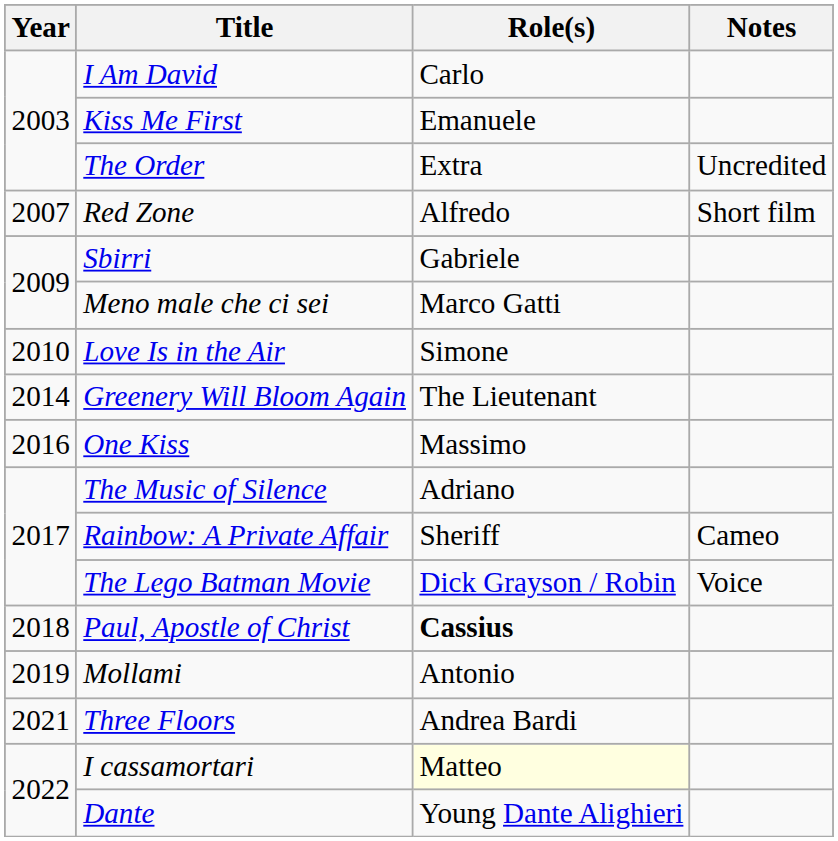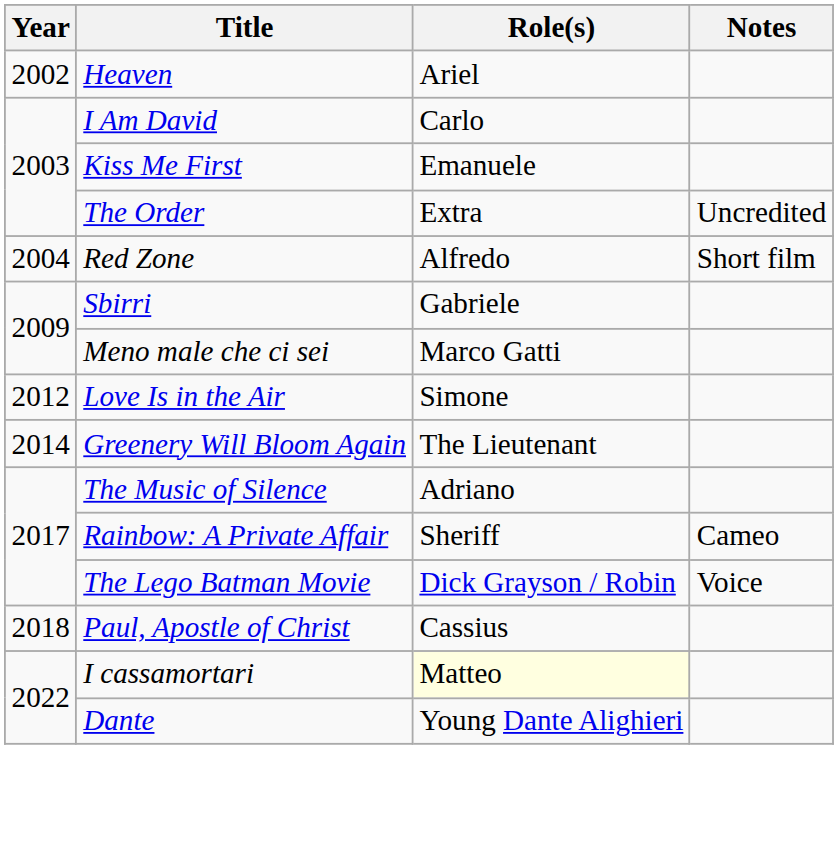+ row: (128, 73)
(41, 212) 2007 -> (41, 258) 2004
(41, 350) 2010 -> (41, 397) 2012
- row: (136, 443)
(466, 627) bold -> (464, 627) normal
- row: (133, 674)
- row: (159, 720)
